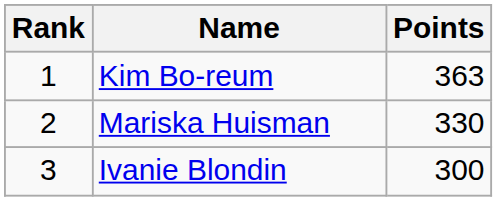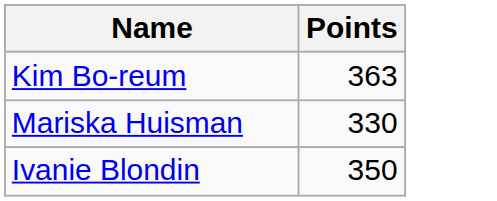- column: (48, 28)
(460, 170) 300 -> (373, 170) 350
